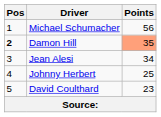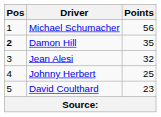(149, 43) lightsalmon background -> (149, 43) no background
(149, 58) 34 -> (149, 58) 32
